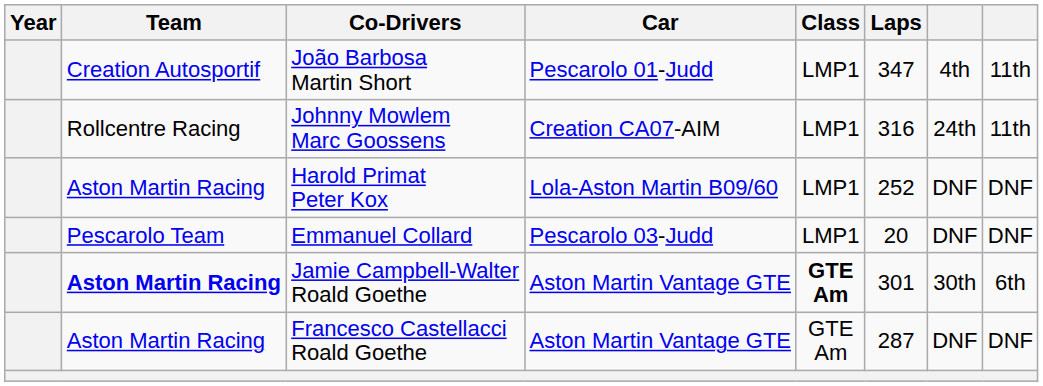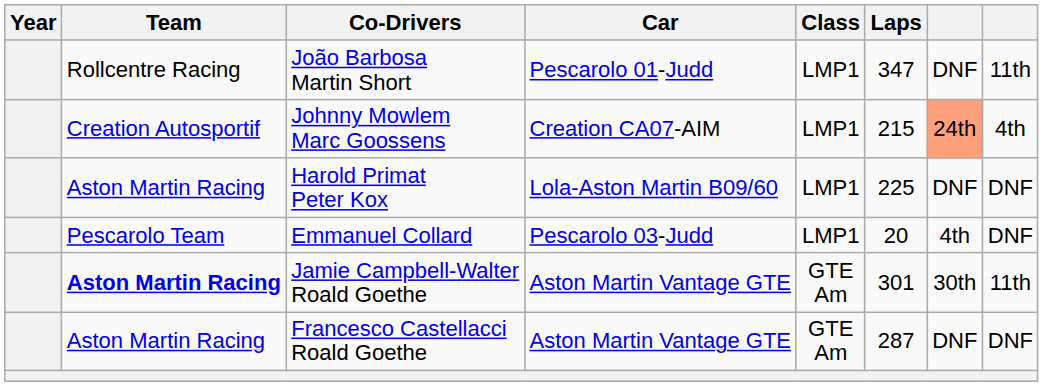(163, 70) Creation Autosportif -> (154, 70) Rollcentre Racing
(955, 70) 4th -> (955, 70) DNF
(154, 129) Rollcentre Racing -> (163, 129) Creation Autosportif
(896, 129) 316 -> (896, 129) 215
(955, 129) no background -> (955, 129) lightsalmon background
(1010, 129) 11th -> (1010, 129) 4th
(896, 188) 252 -> (896, 188) 225
(955, 235) DNF -> (955, 235) 4th
(831, 282) bold -> (831, 282) normal
(1010, 282) 6th -> (1010, 282) 11th
